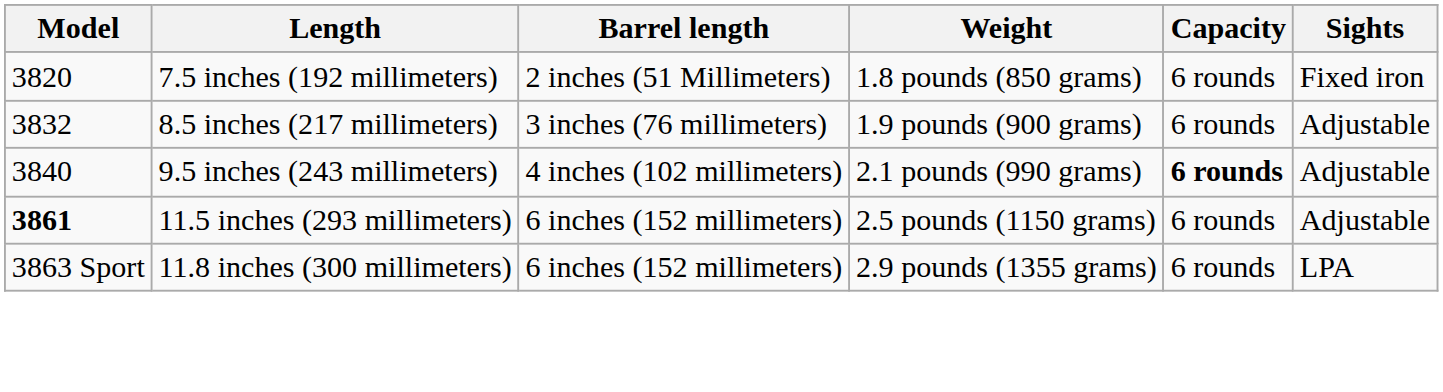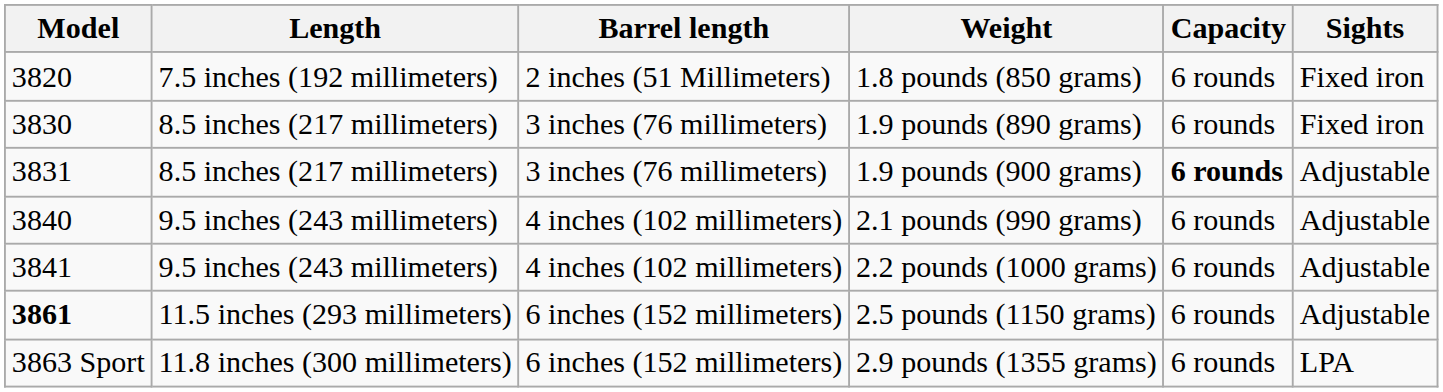+ row: (999, 123)
(42, 123) 3832 -> (42, 171) 3831
(1223, 123) normal -> (1227, 171) bold
(1227, 171) bold -> (1223, 219) normal
+ row: (1006, 266)
